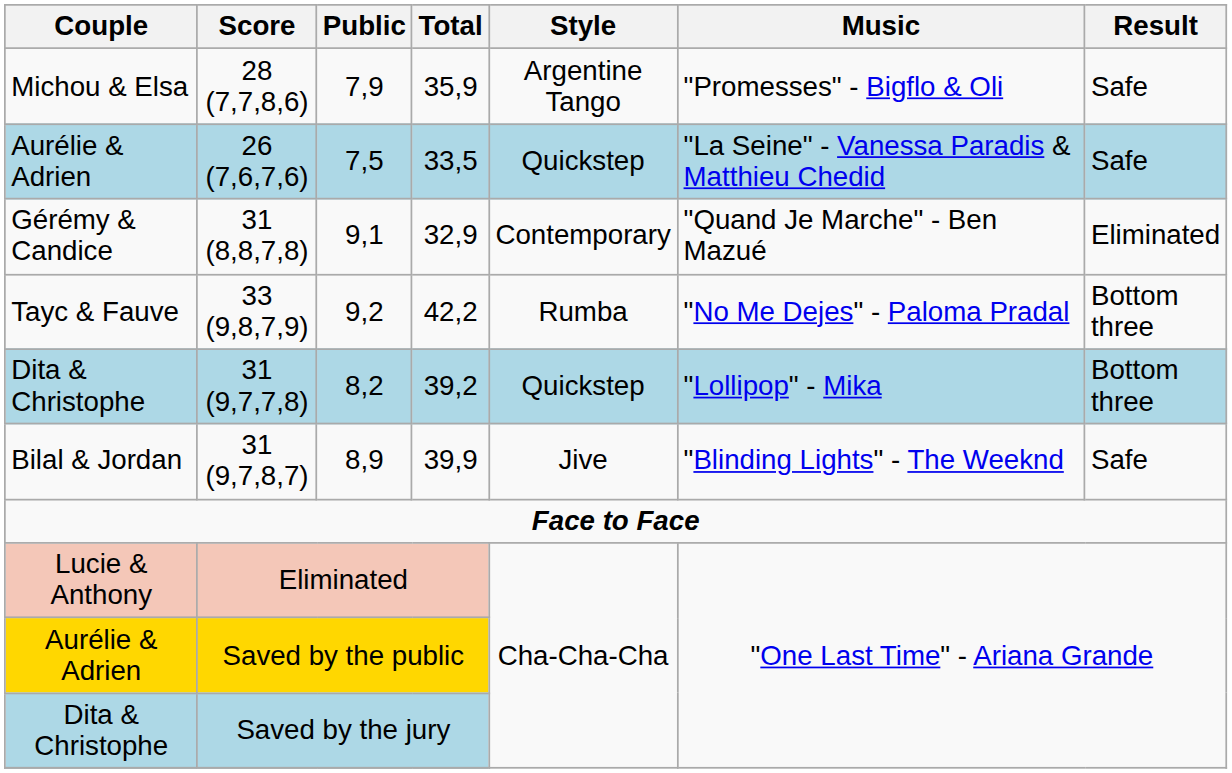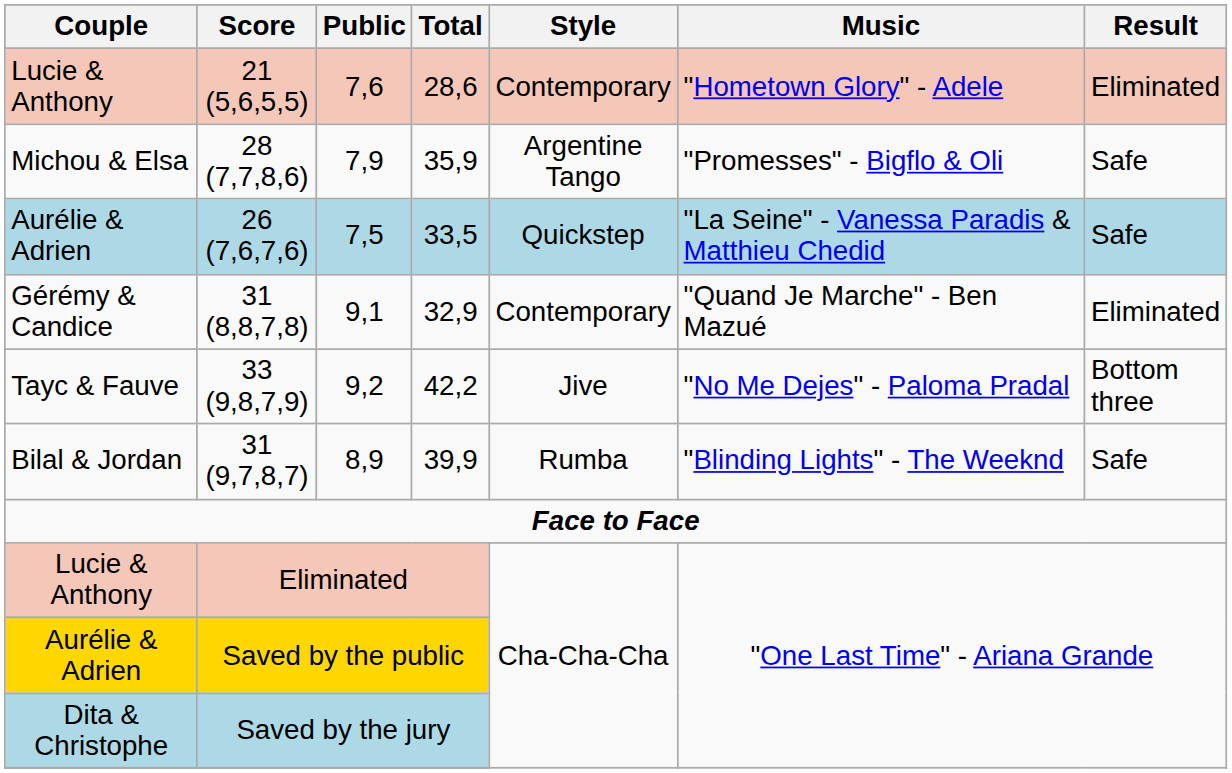+ row: (257, 85)
(583, 311) Rumba -> (583, 386) Jive
- row: (257, 386)
(583, 461) Jive -> (583, 461) Rumba
